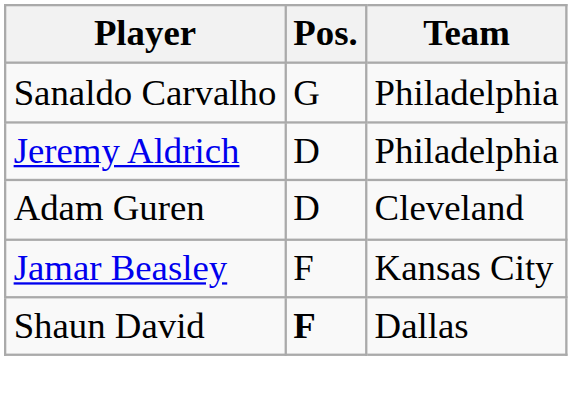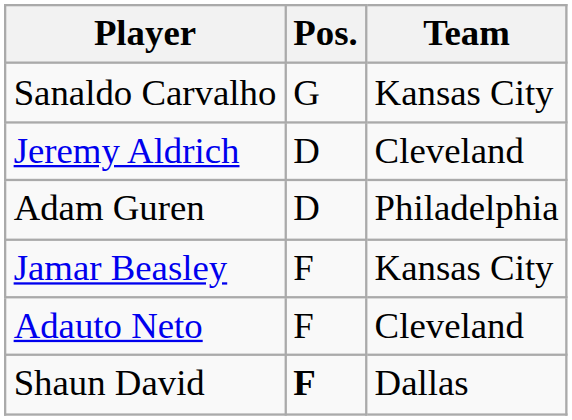(467, 92) Philadelphia -> (464, 92) Kansas City
(467, 150) Philadelphia -> (449, 150) Cleveland
(449, 208) Cleveland -> (467, 208) Philadelphia
+ row: (108, 325)
